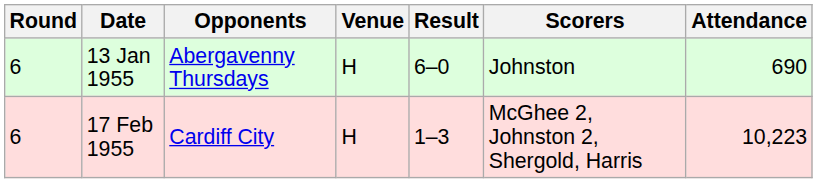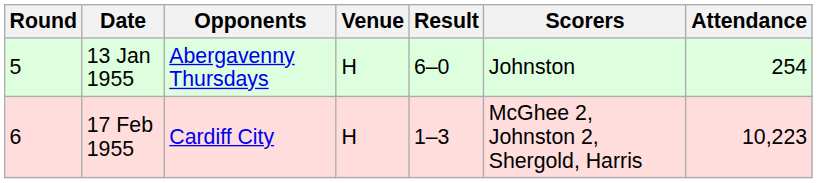(15, 67) 6 -> (15, 67) 5
(789, 67) 690 -> (789, 67) 254
